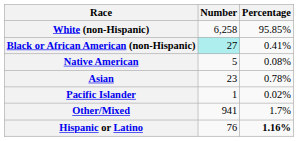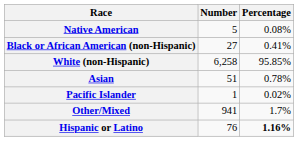rows swapped: (101, 29) <-> (101, 62)
(232, 45) paleturquoise background -> (232, 45) no background
(232, 78) 23 -> (232, 78) 51
